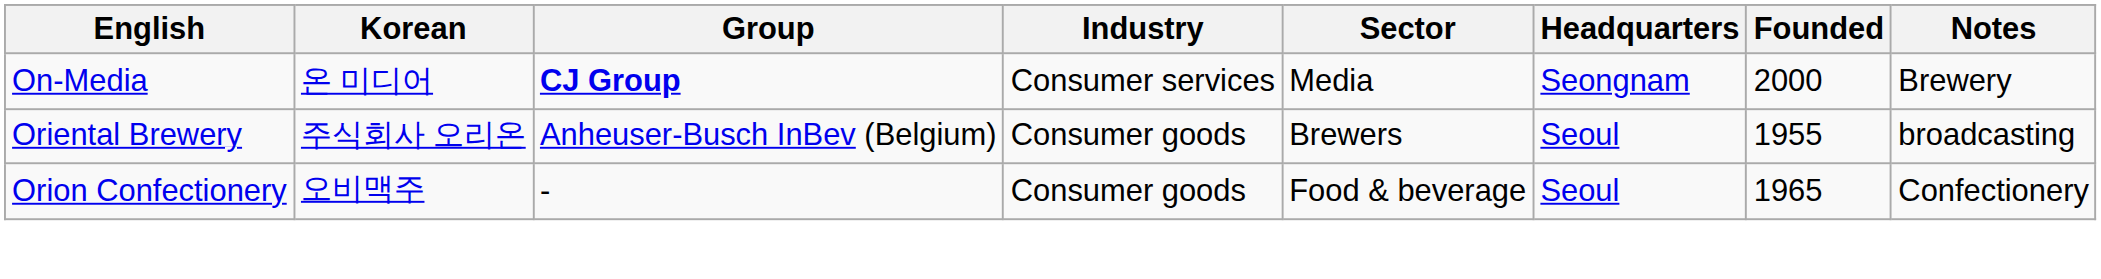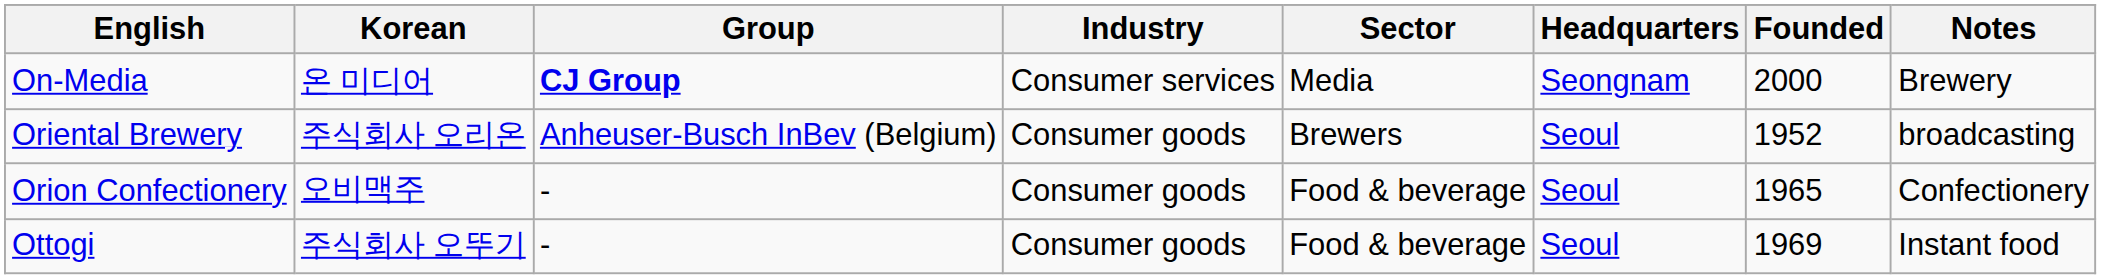(1788, 135) 1955 -> (1788, 135) 1952
+ row: (53, 245)
